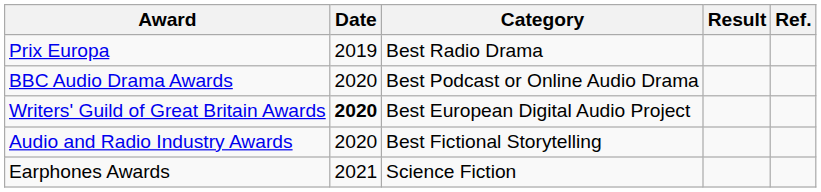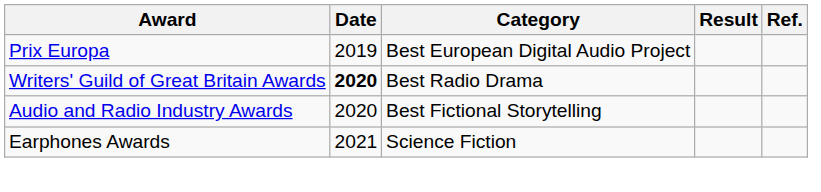(465, 50) Best Radio Drama -> (538, 50) Best European Digital Audio Project
- row: (121, 80)
(538, 111) Best European Digital Audio Project -> (465, 80) Best Radio Drama
